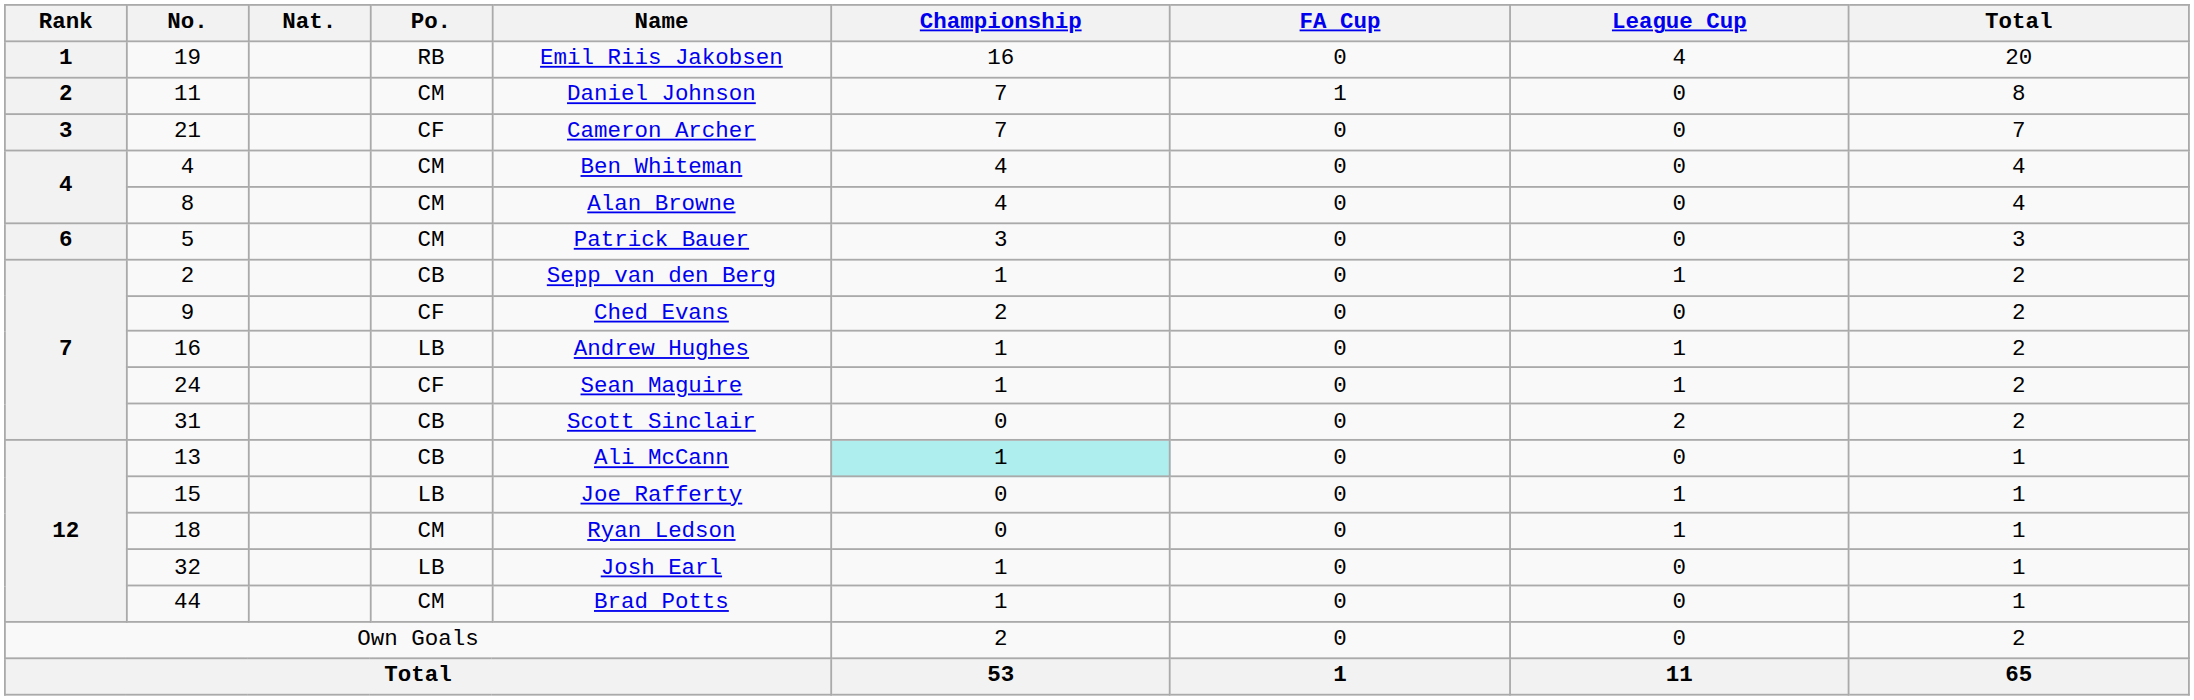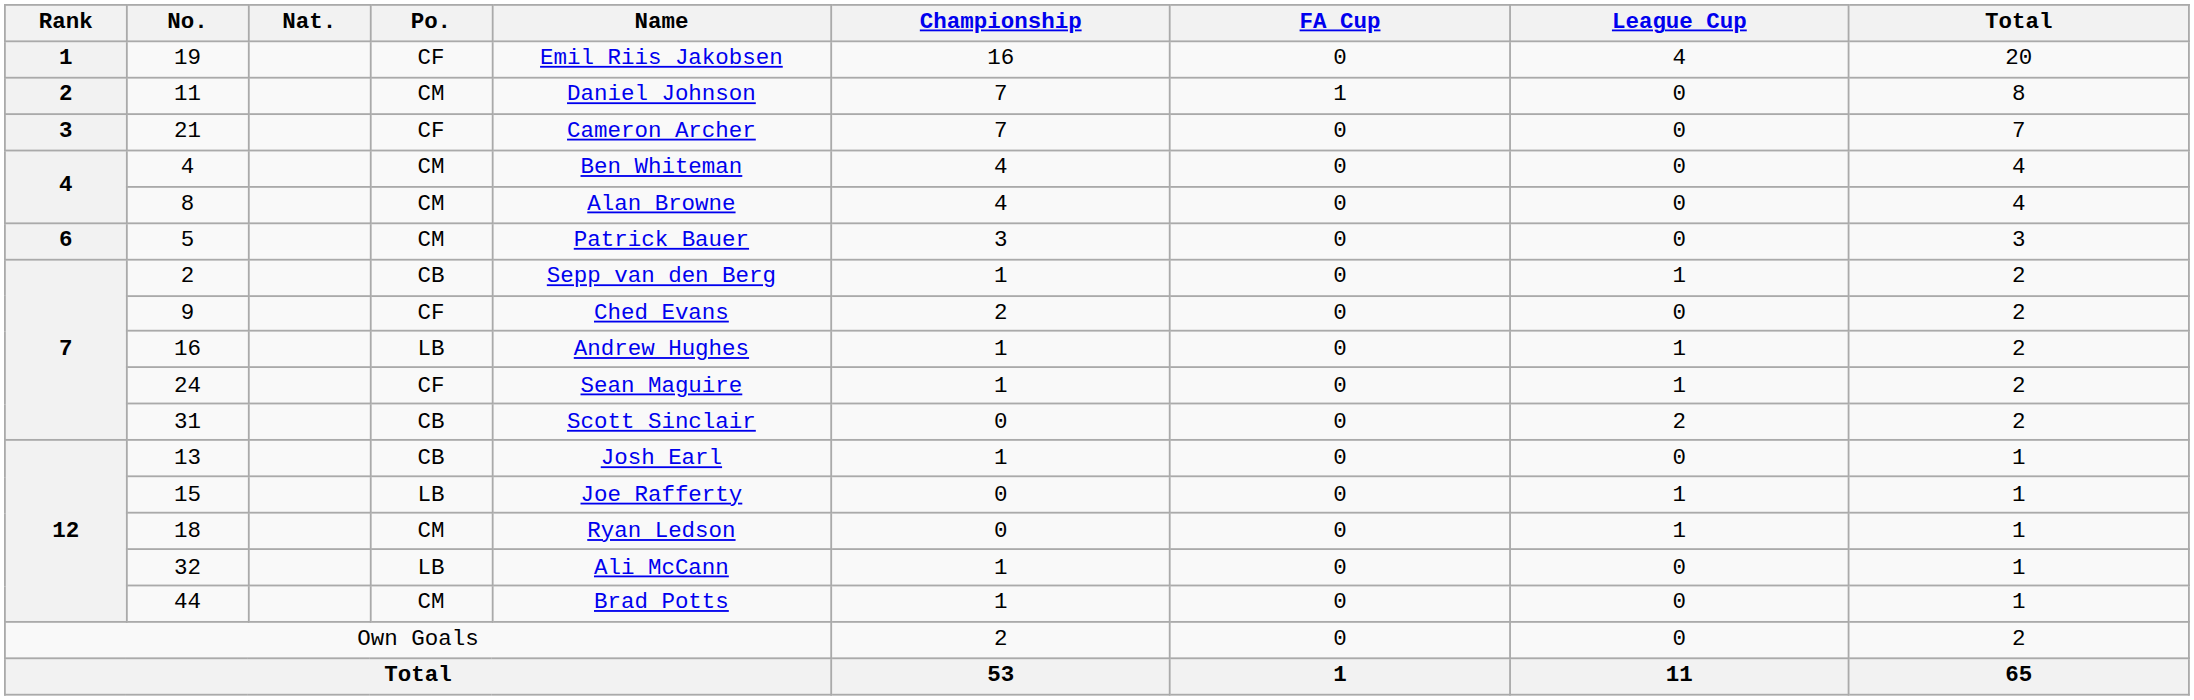(431, 60) RB -> (431, 60) CF
(661, 459) Ali McCann -> (661, 459) Josh Earl
(1001, 459) paleturquoise background -> (1001, 459) no background
(661, 568) Josh Earl -> (661, 568) Ali McCann
